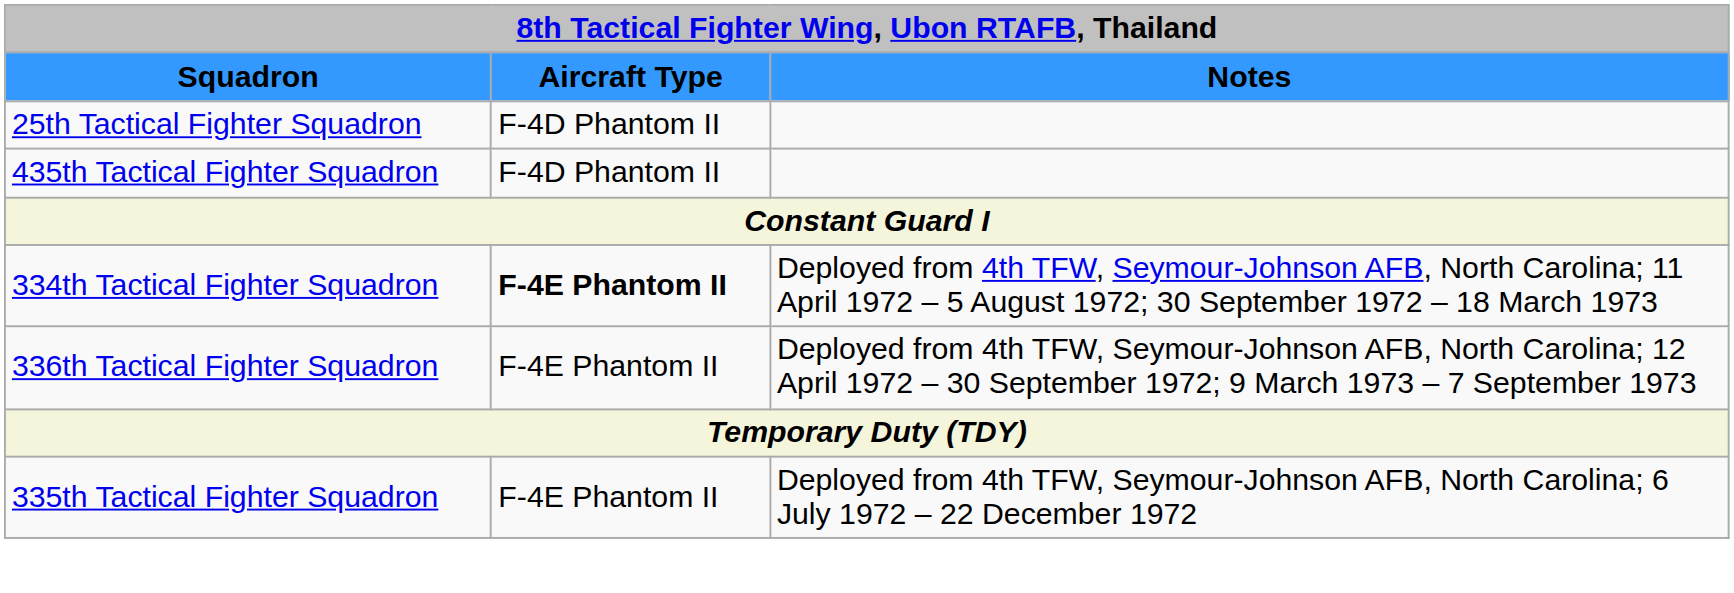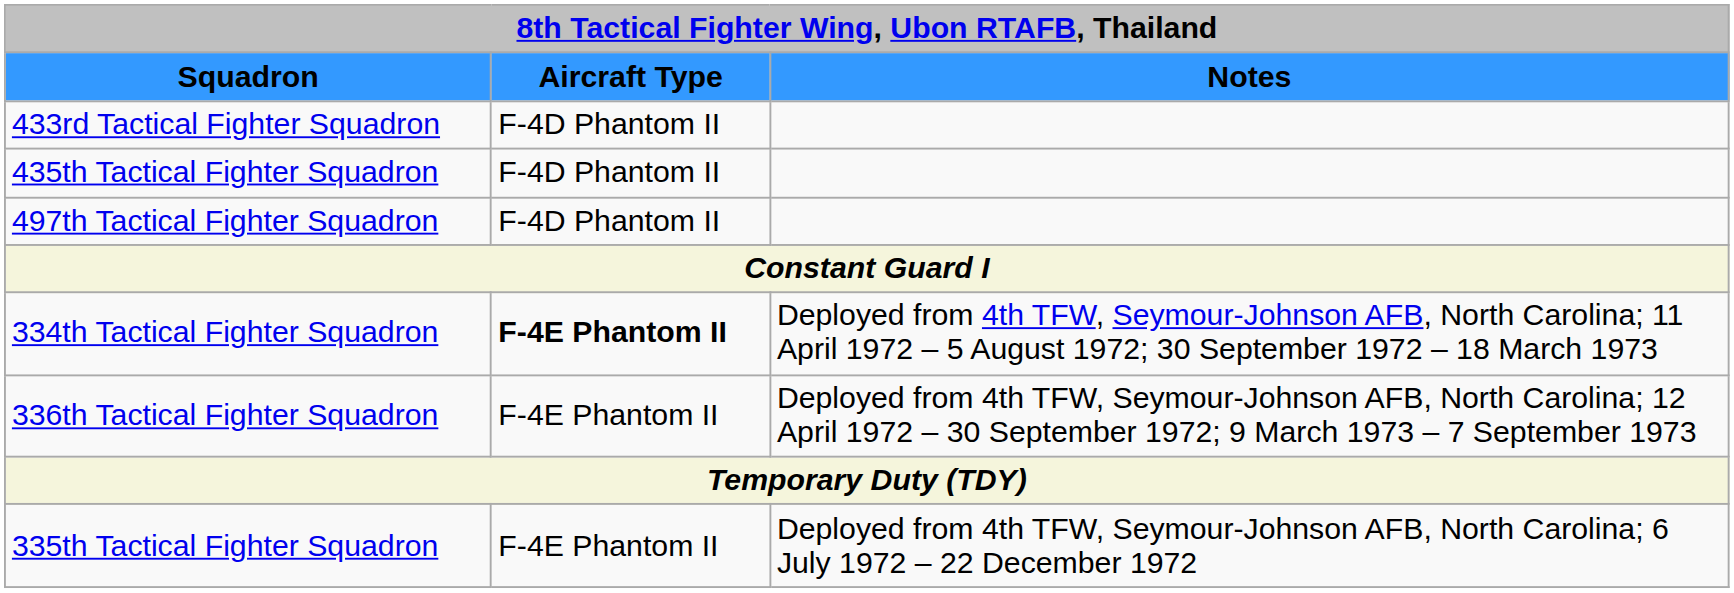- row: (217, 124)
+ row: (226, 124)
+ row: (225, 220)
